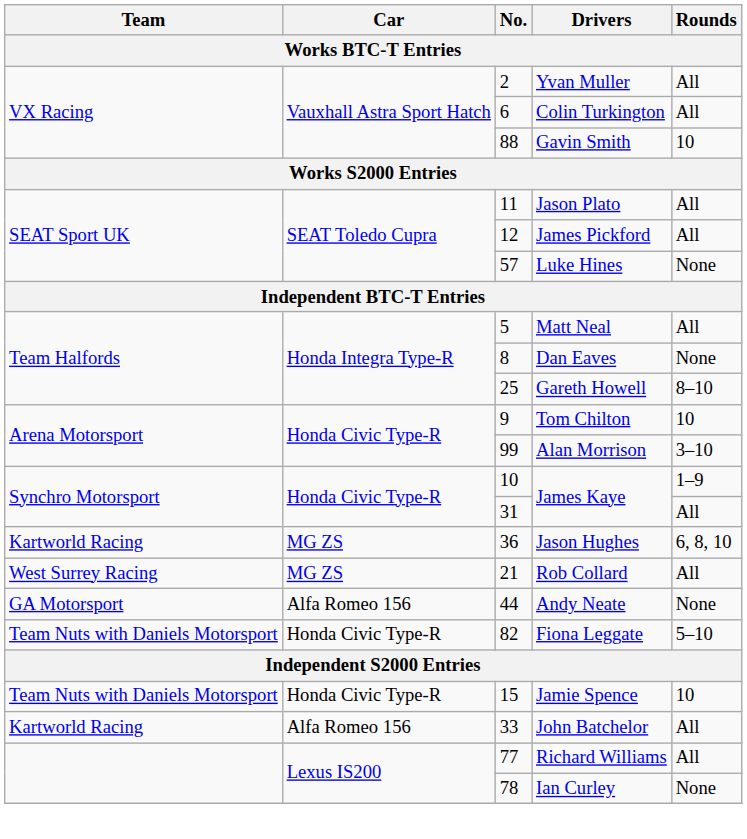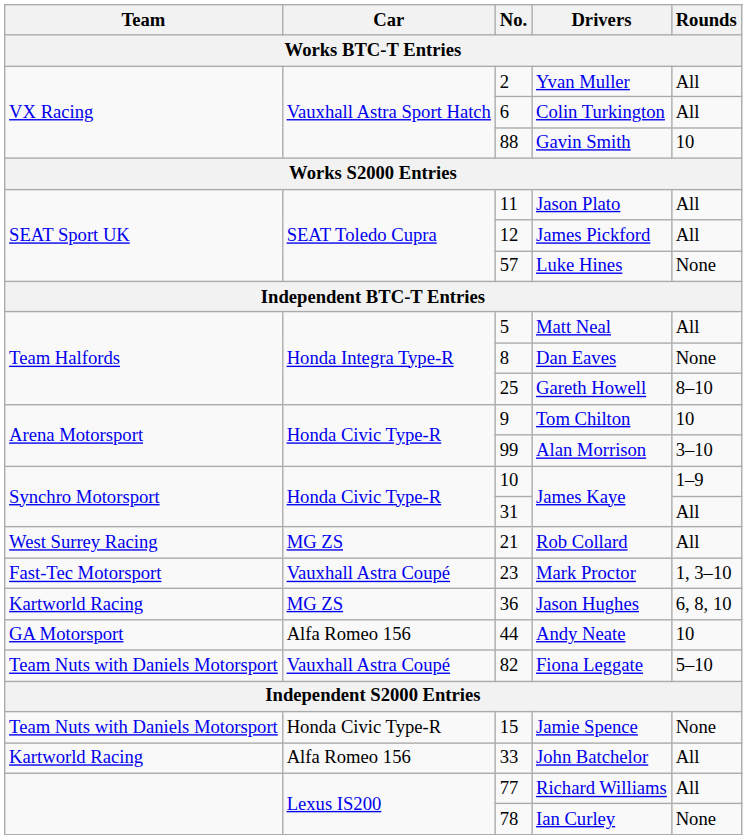rows swapped: (509, 572) <-> (509, 542)
+ row: (509, 572)
(696, 603) None -> (685, 634) 10
(364, 634) Honda Civic Type-R -> (368, 664) Vauxhall Astra Coupé
(685, 695) 10 -> (696, 726) None
